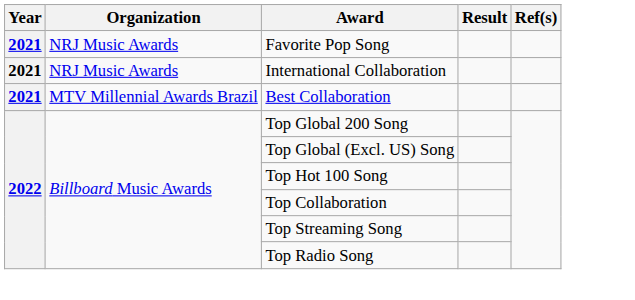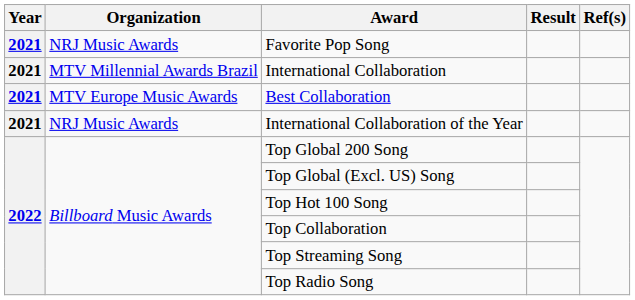(114, 70) NRJ Music Awards -> (154, 70) MTV Millennial Awards Brazil
(154, 96) MTV Millennial Awards Brazil -> (143, 96) MTV Europe Music Awards
+ row: (394, 123)
